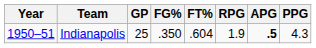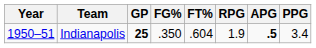(141, 33) normal -> (141, 33) bold
(300, 33) 4.3 -> (300, 33) 3.4
